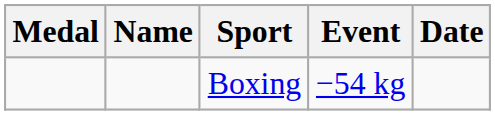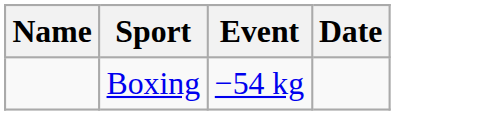- column: (56, 30)
